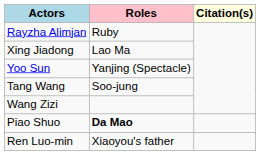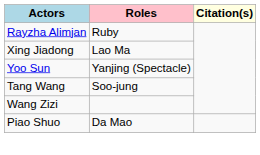(112, 123) bold -> (112, 123) normal
- row: (40, 141)
